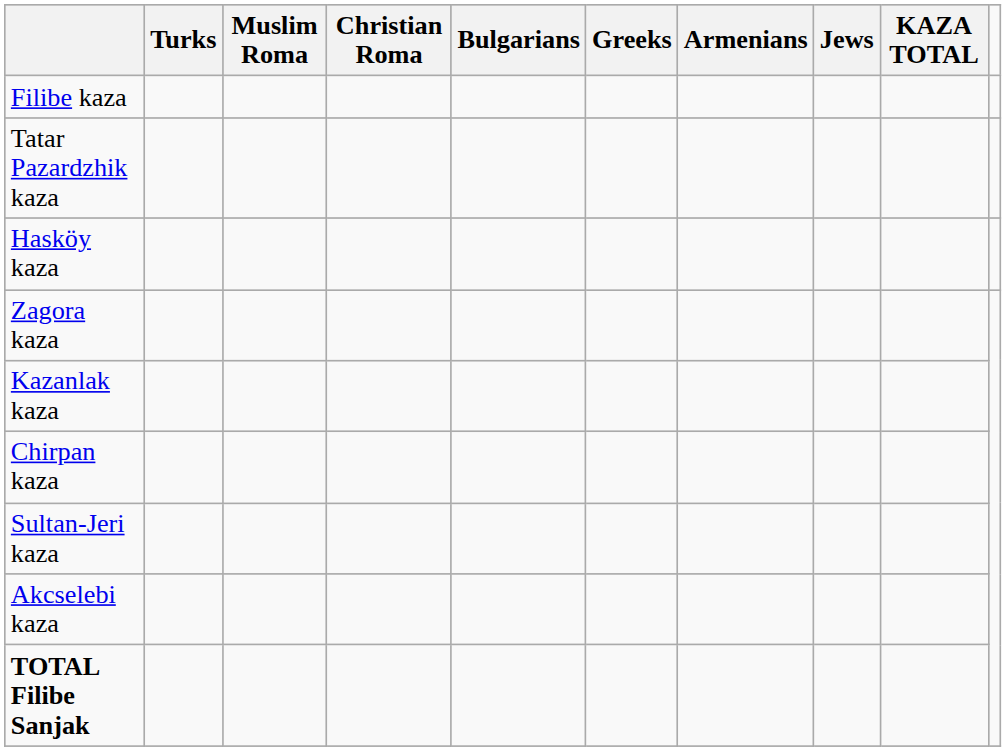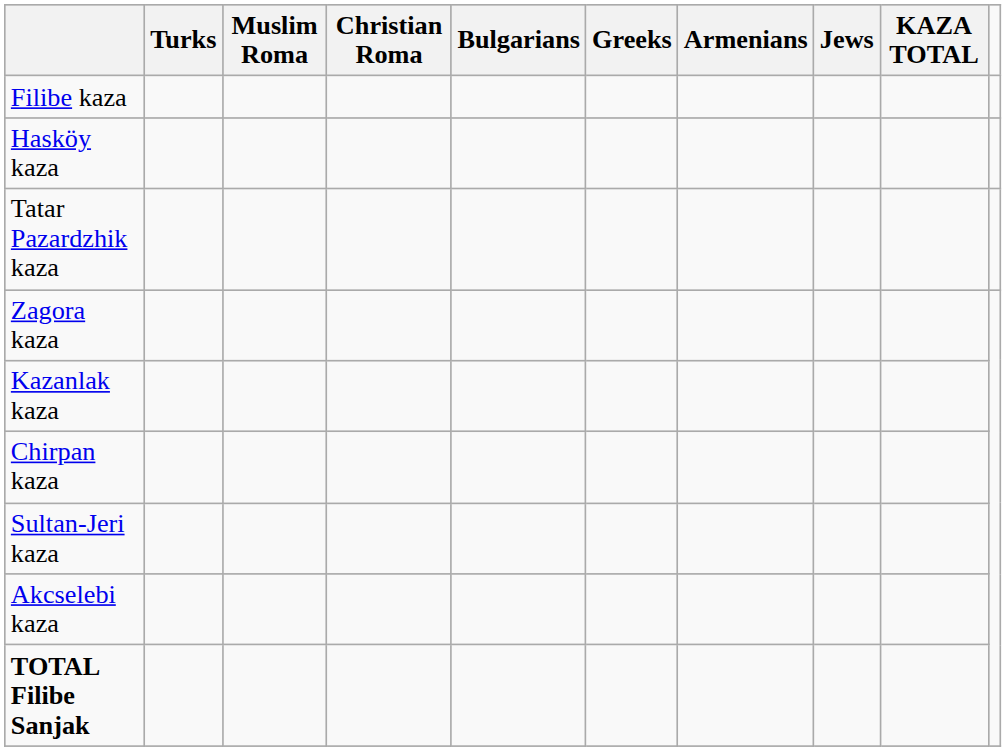rows swapped: (69, 167) <-> (51, 253)
